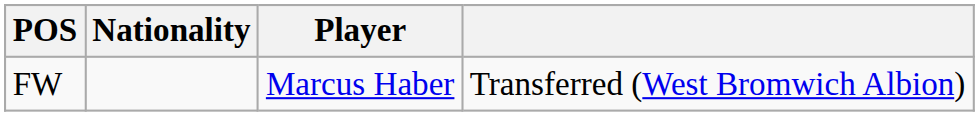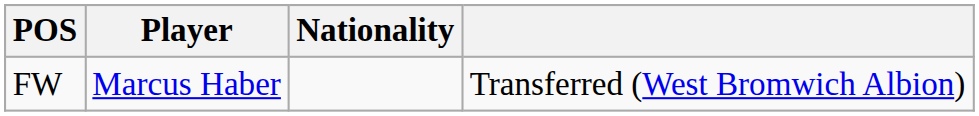columns swapped: (171, 30) <-> (360, 30)
